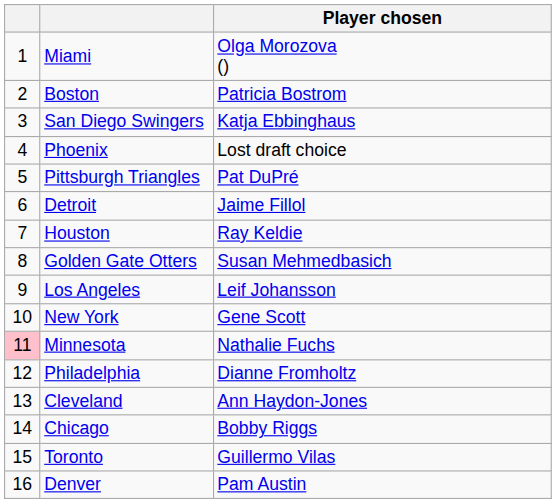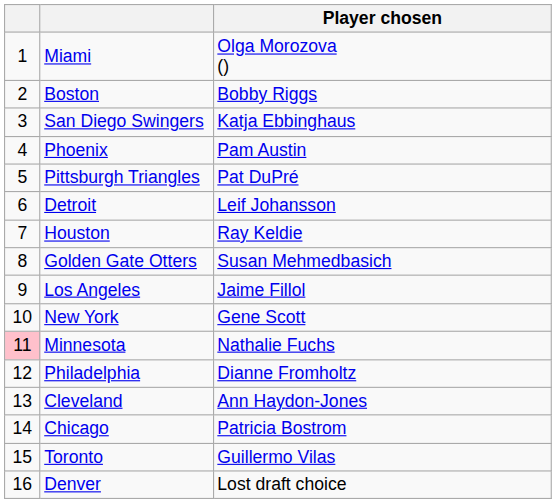(282, 94) Patricia Bostrom -> (267, 94) Bobby Riggs
(282, 149) Lost draft choice -> (262, 149) Pam Austin
(261, 205) Jaime Fillol -> (277, 205) Leif Johansson
(277, 289) Leif Johansson -> (261, 289) Jaime Fillol
(267, 429) Bobby Riggs -> (282, 429) Patricia Bostrom
(262, 484) Pam Austin -> (282, 484) Lost draft choice
